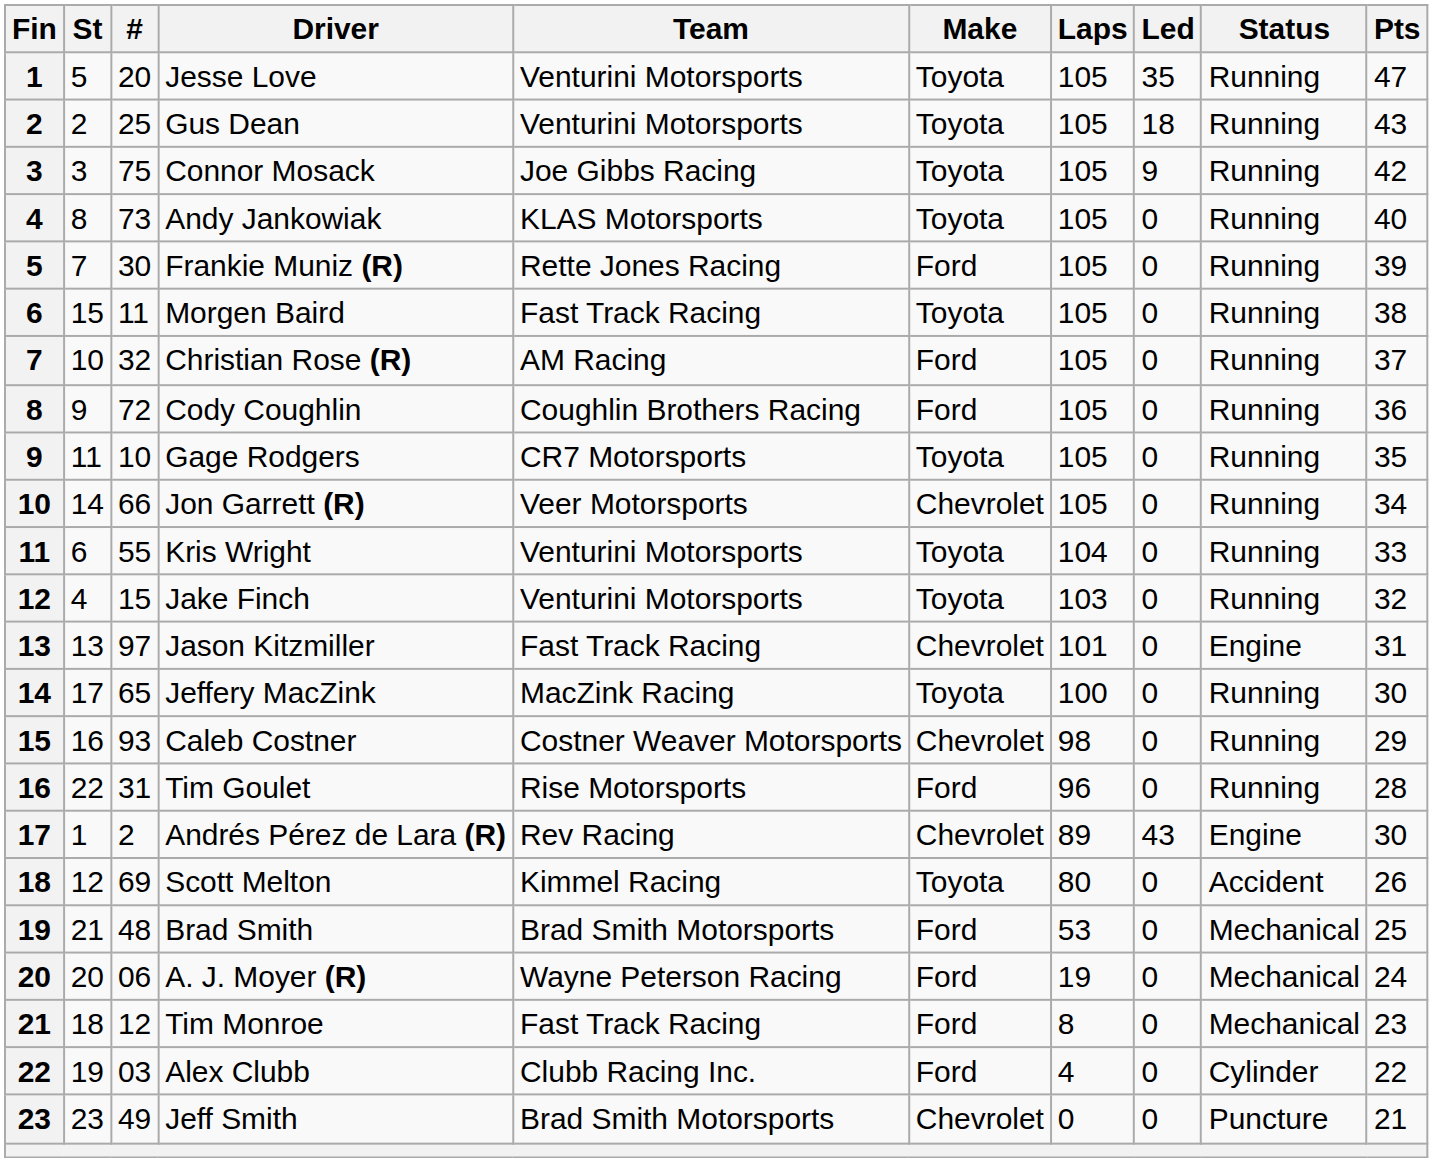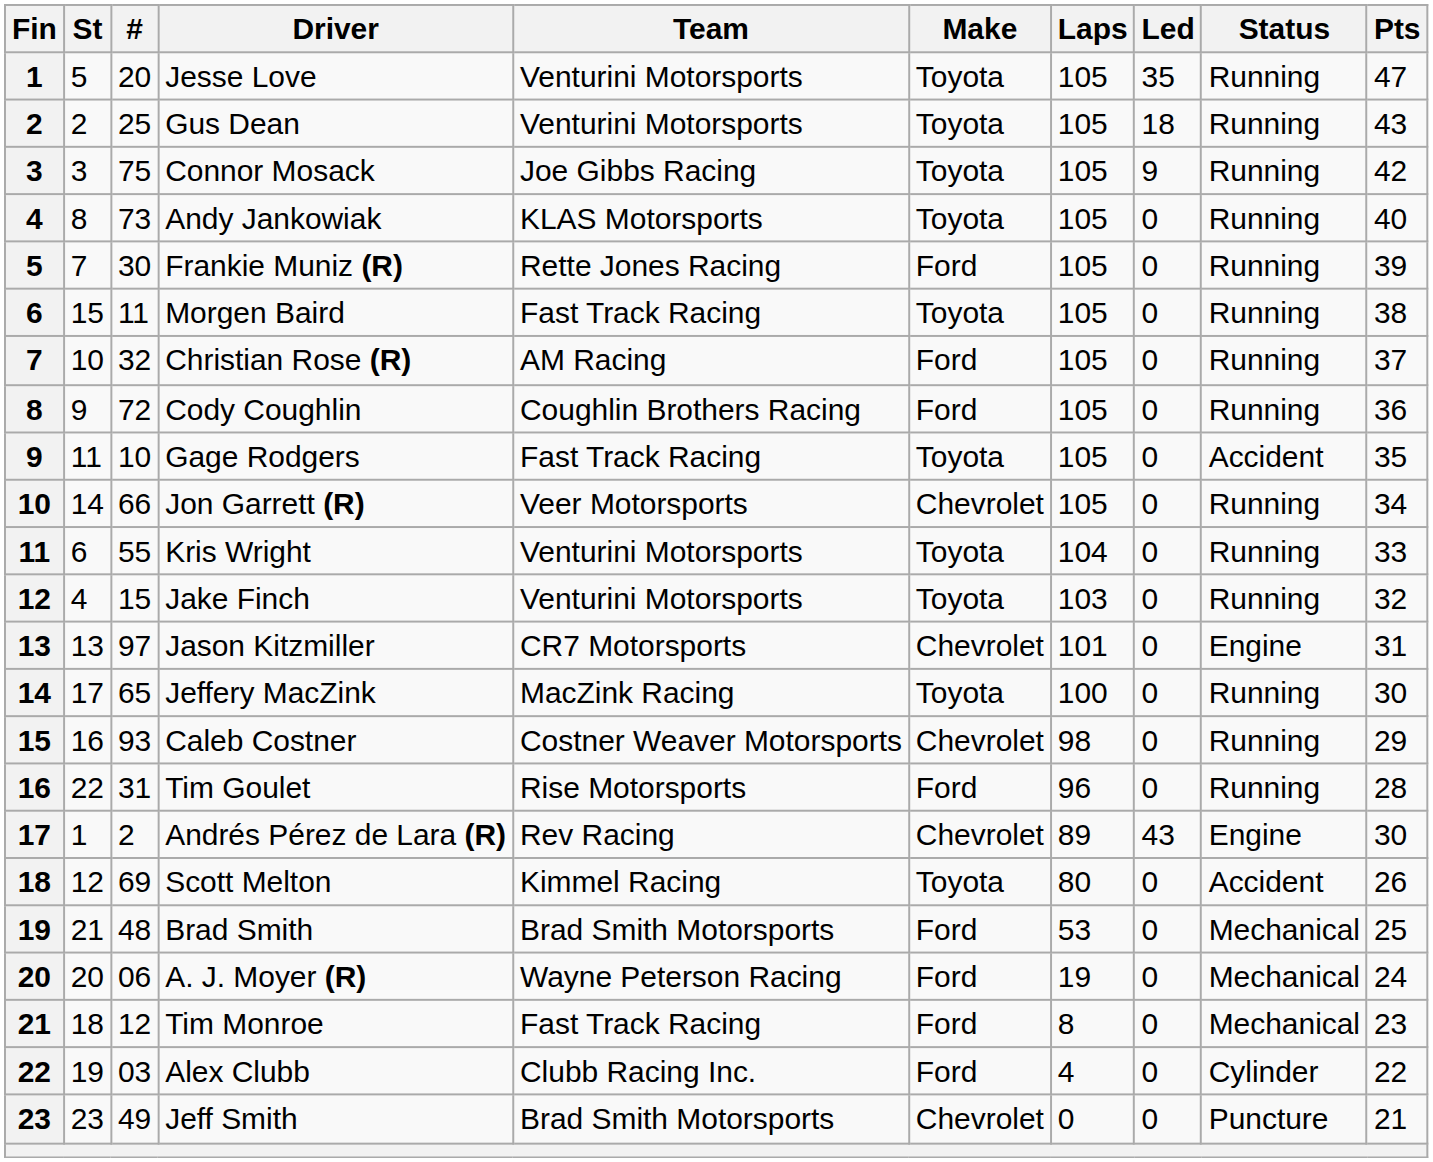(633, 456) CR7 Motorsports -> (641, 456) Fast Track Racing
(1264, 456) Running -> (1266, 456) Accident
(641, 645) Fast Track Racing -> (633, 645) CR7 Motorsports
